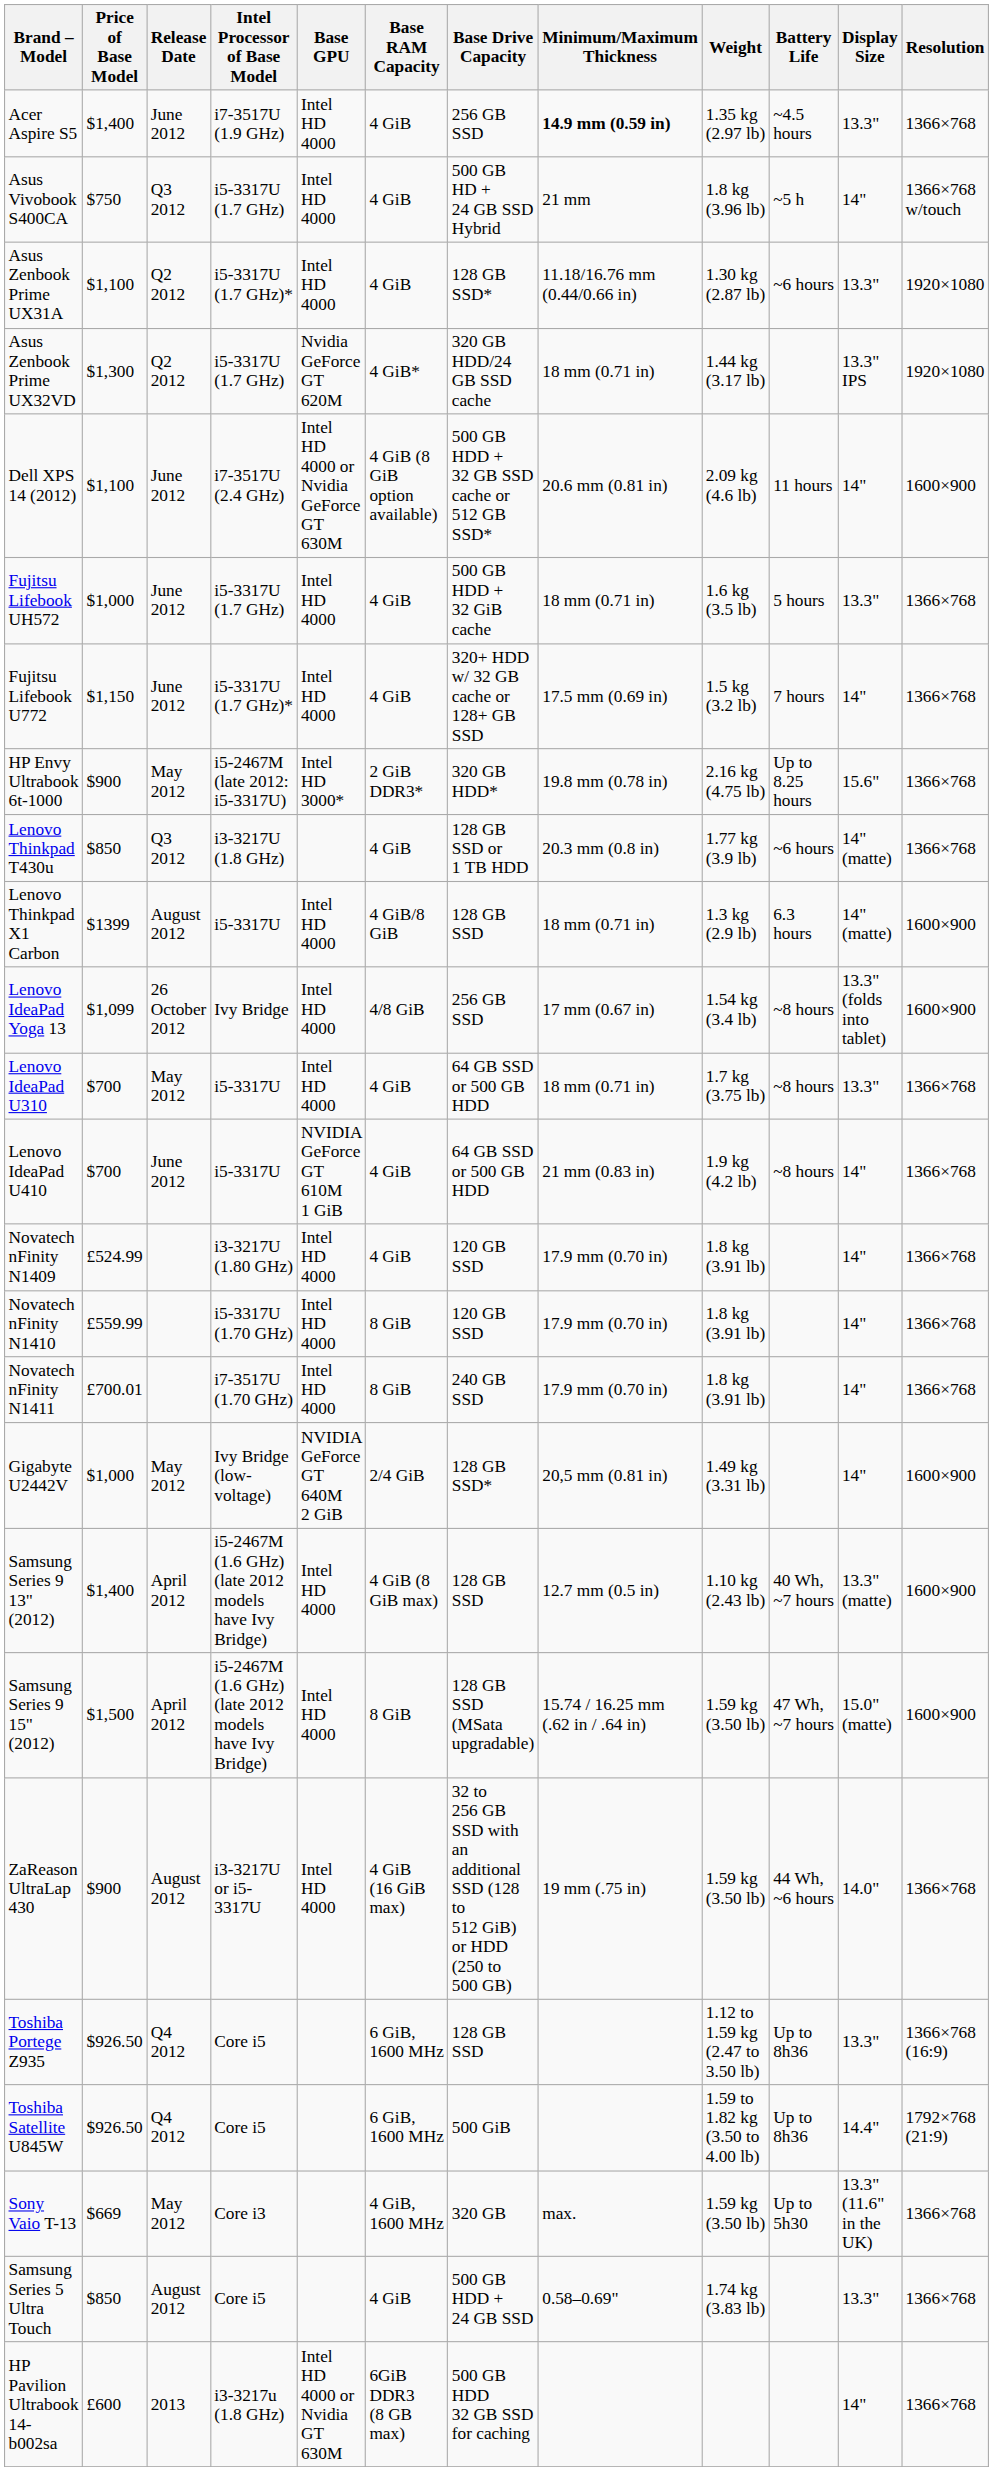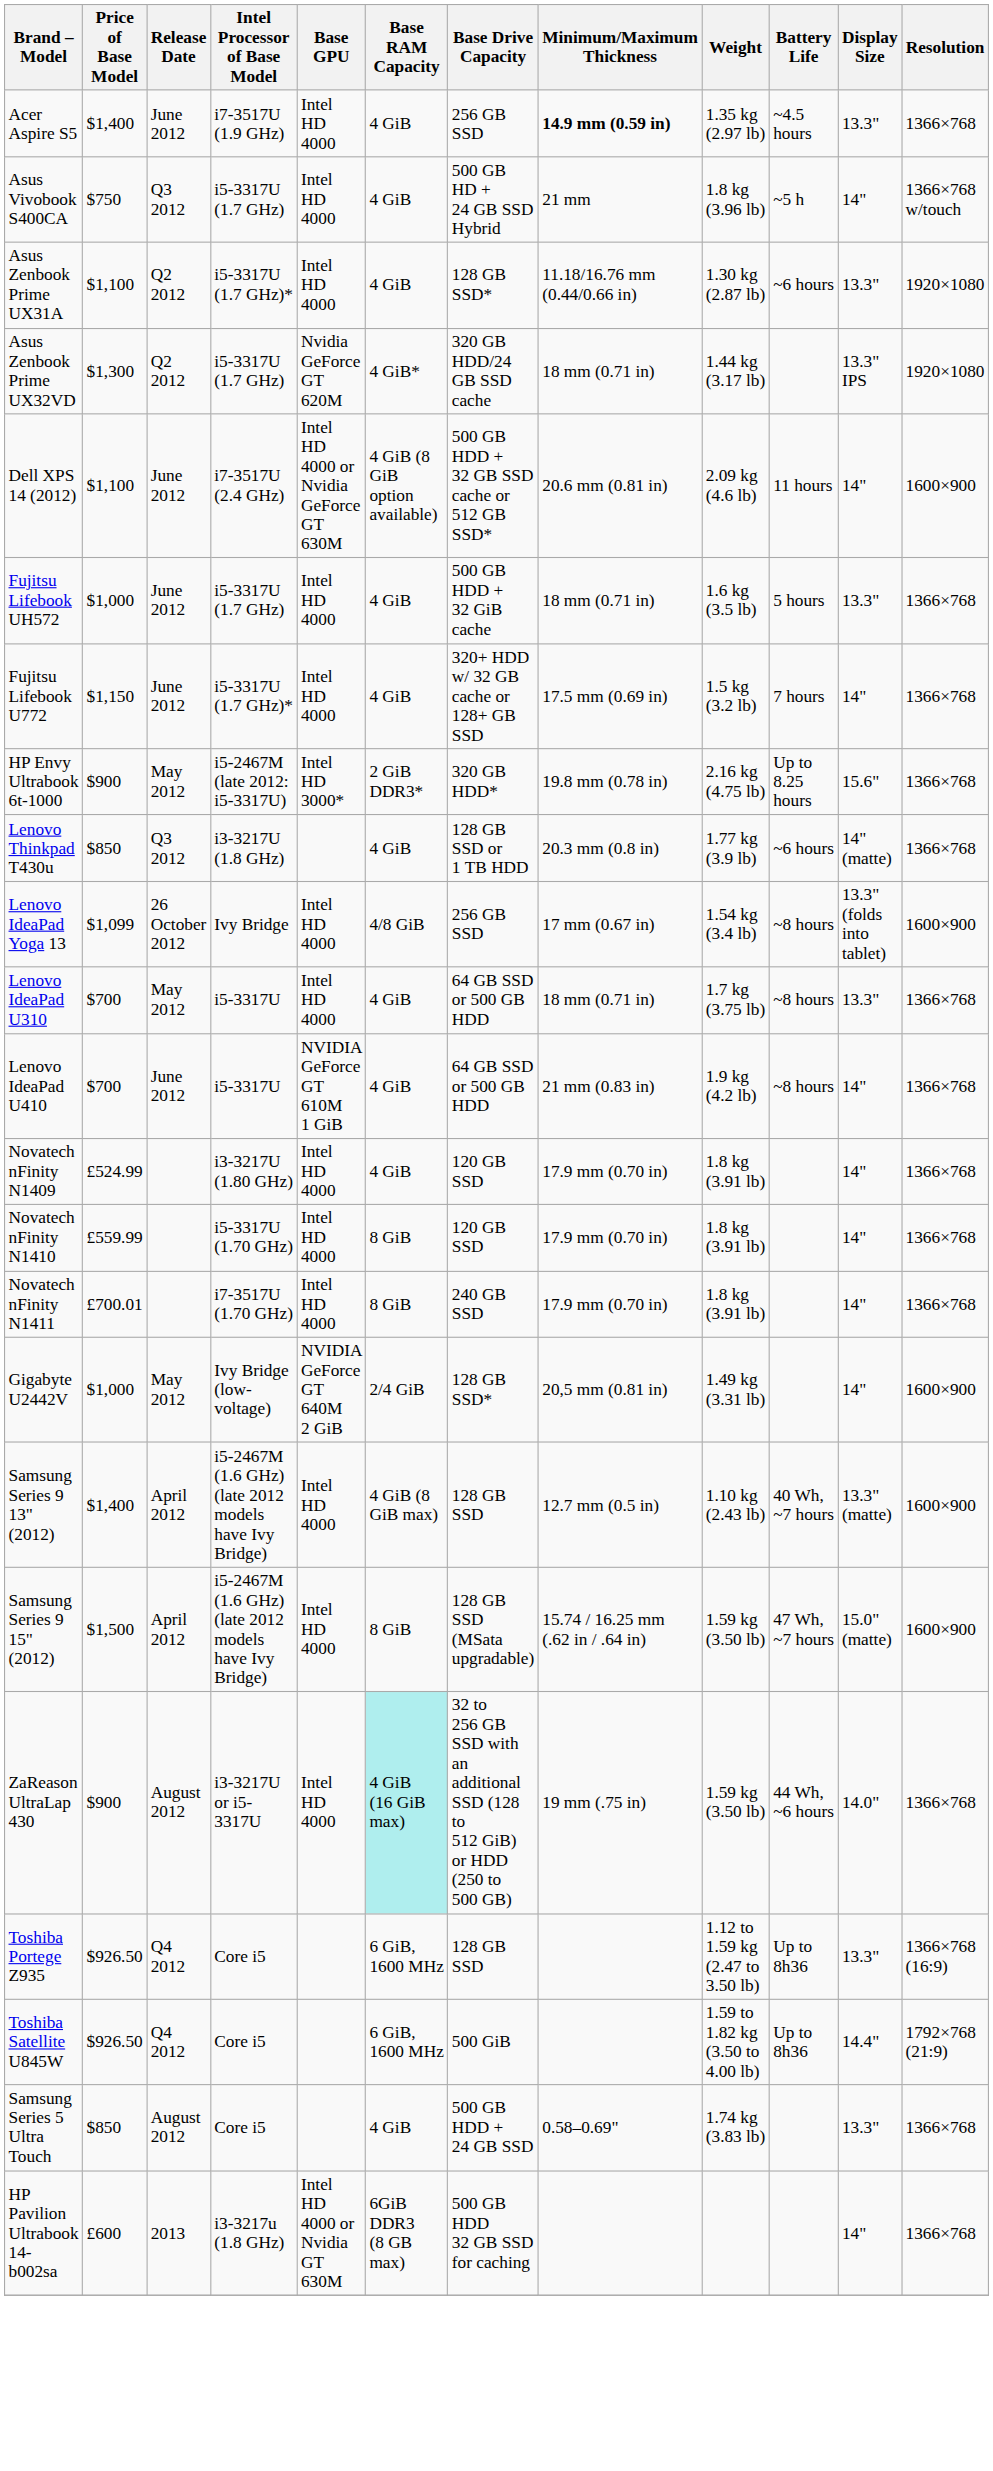- row: (42, 924)
(397, 1888) no background -> (397, 1802) paleturquoise background
- row: (42, 2213)
